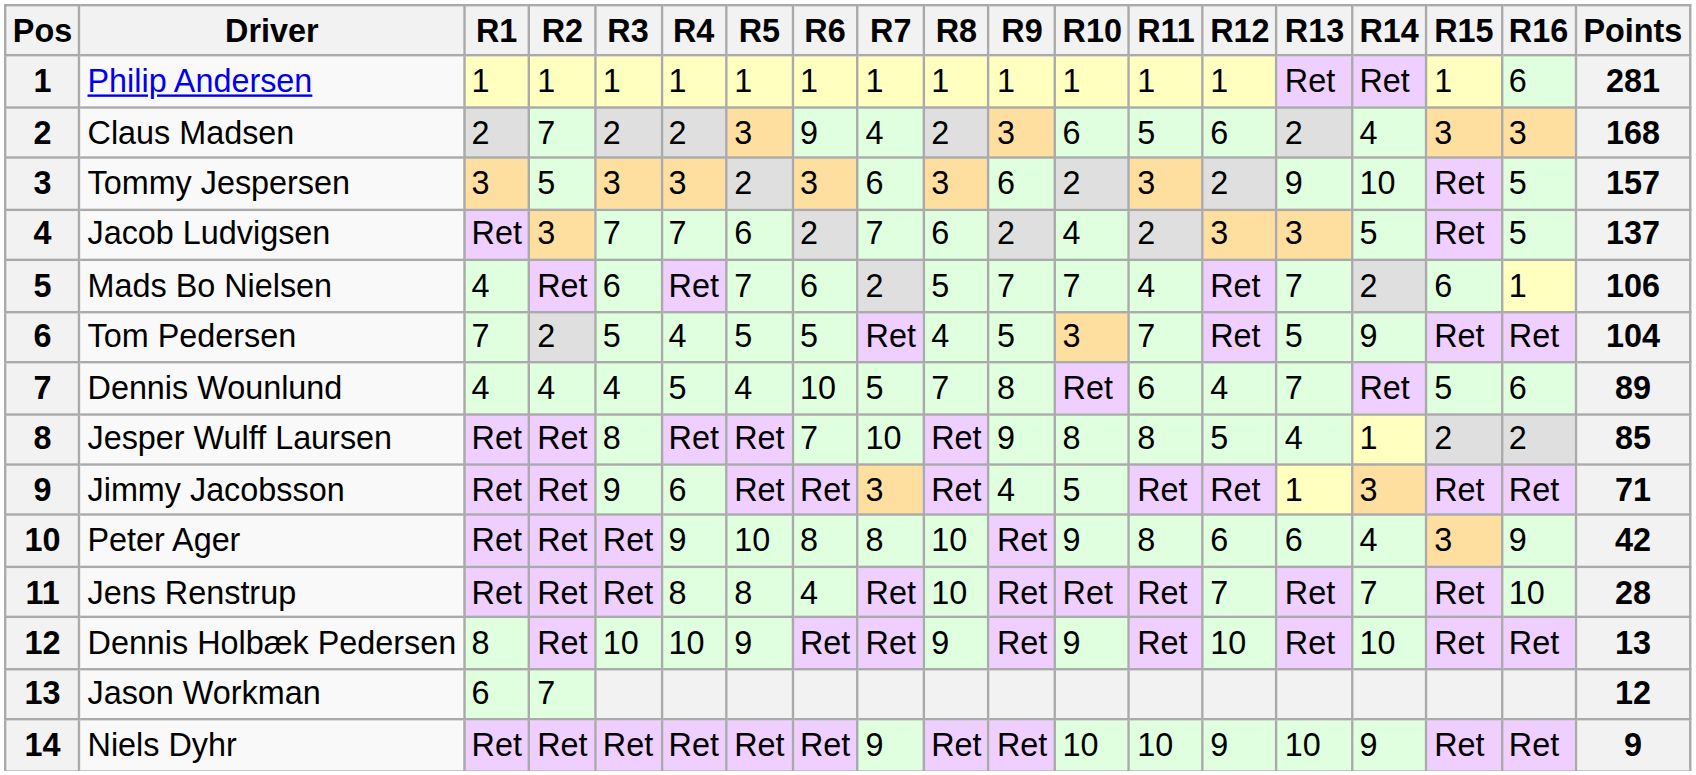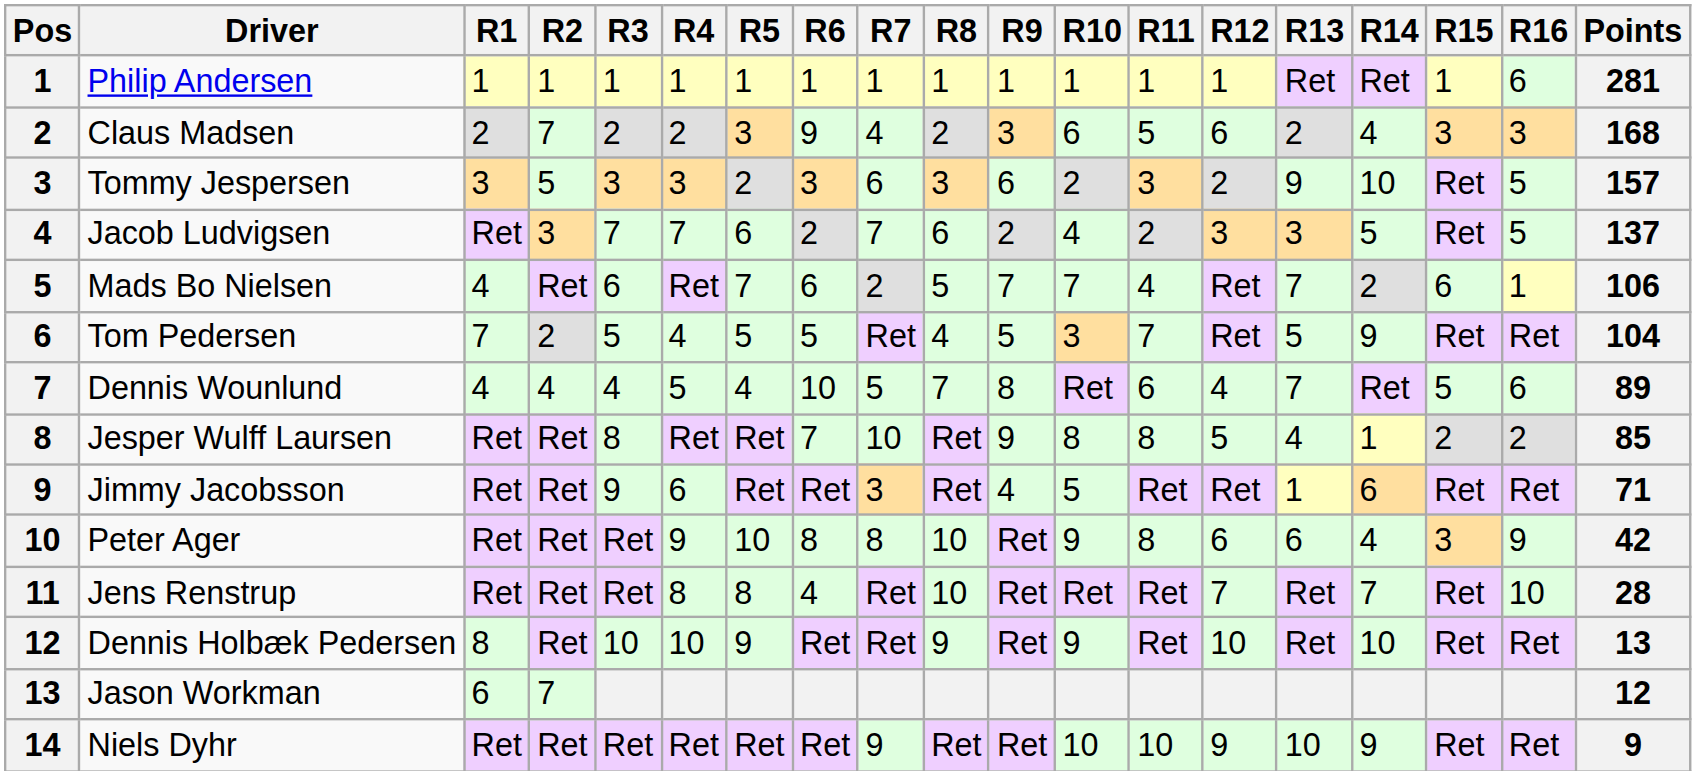(1368, 489) 3 -> (1368, 489) 6
